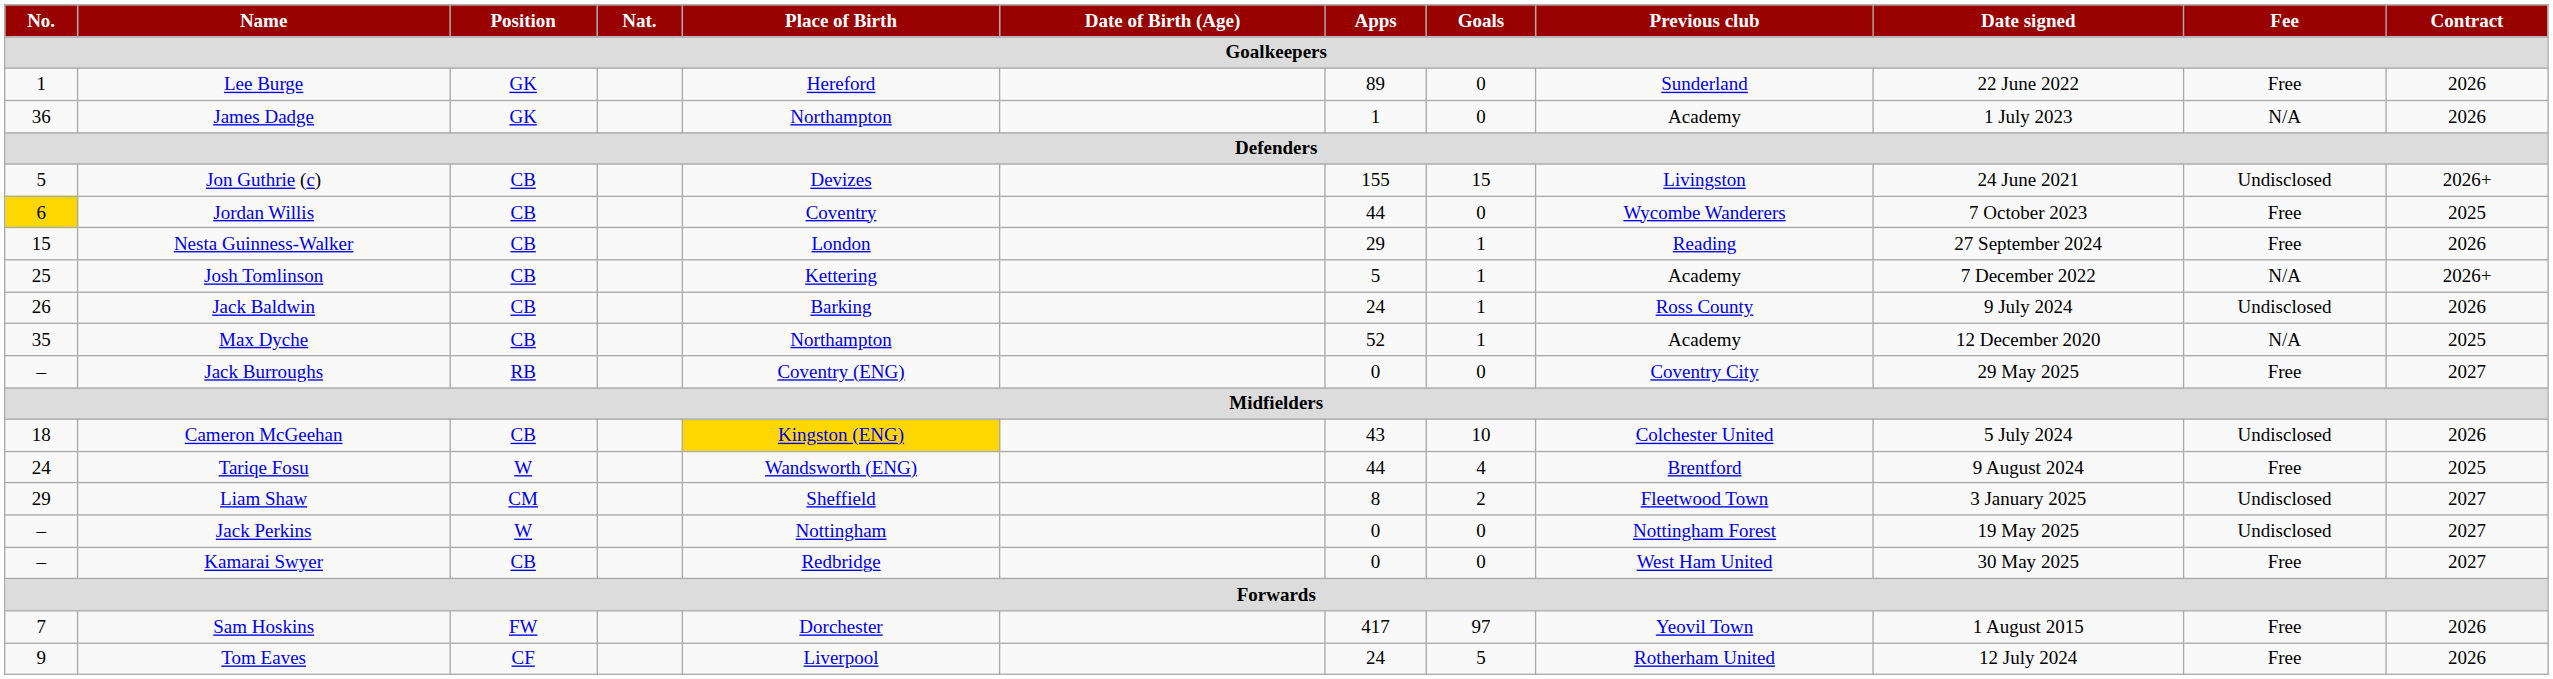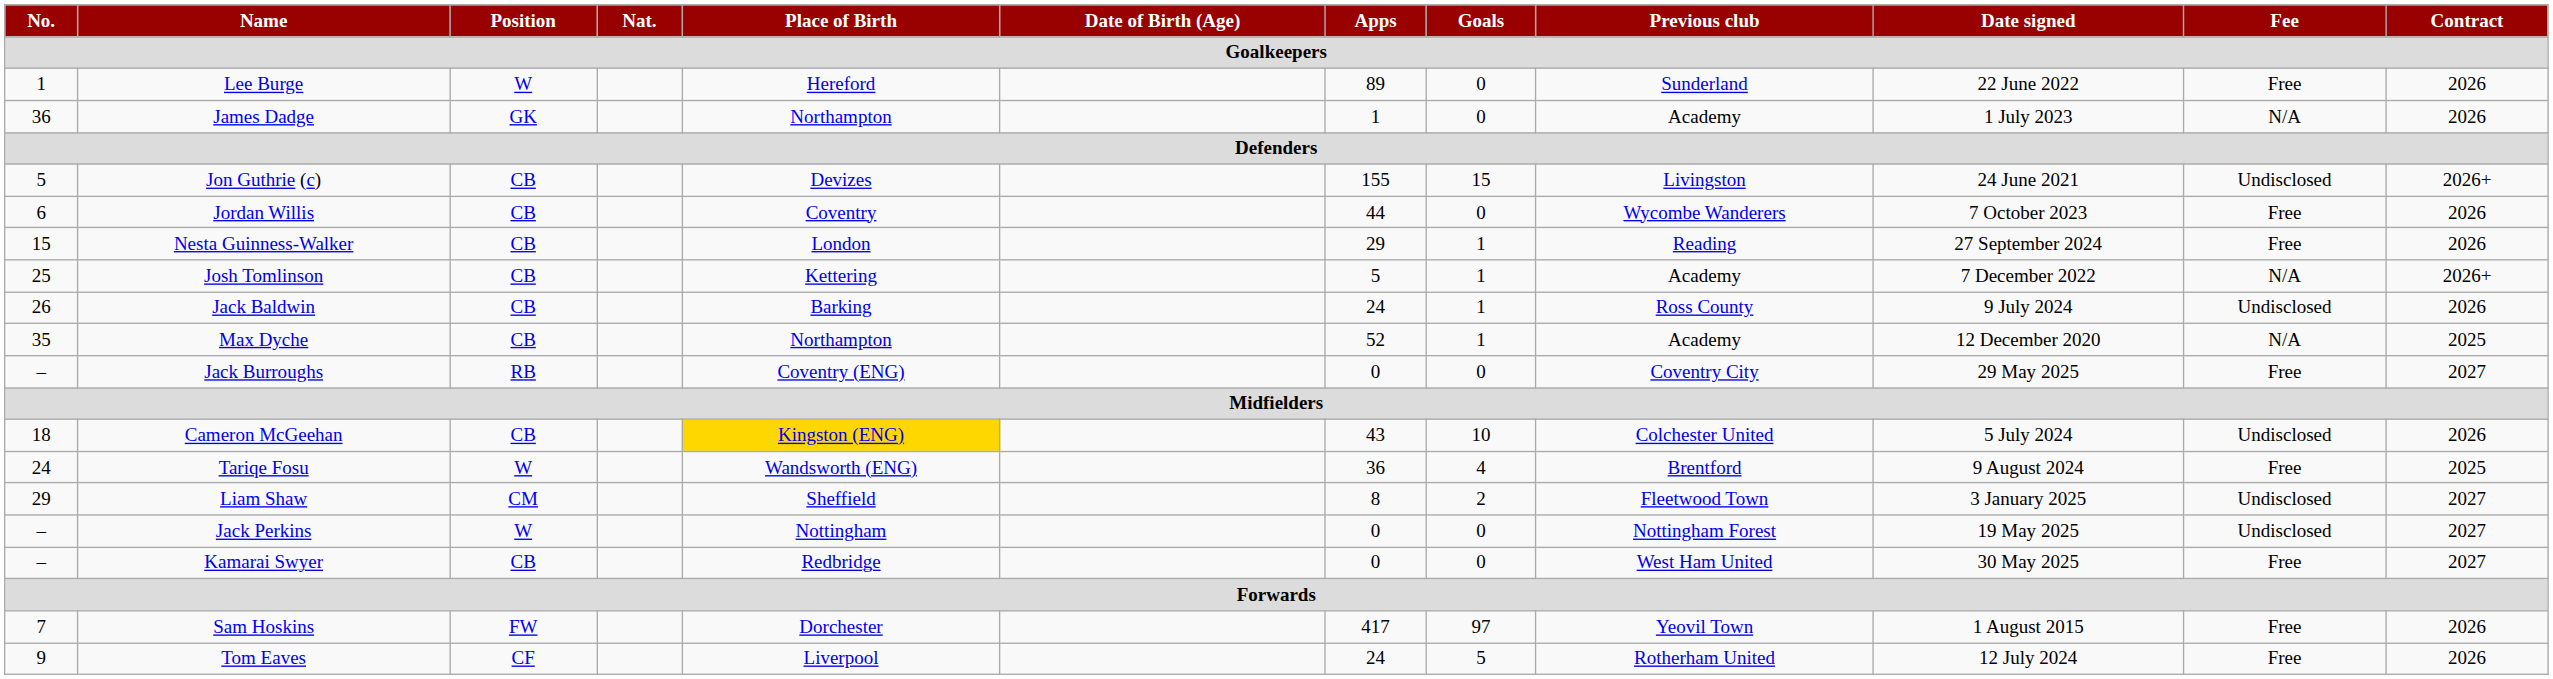(523, 84) GK -> (523, 84) W
(41, 211) gold background -> (41, 211) no background
(2467, 211) 2025 -> (2467, 211) 2026
(1376, 467) 44 -> (1376, 467) 36
